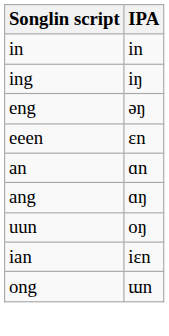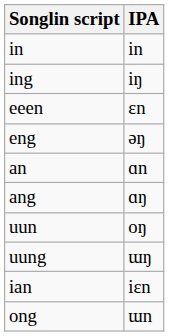rows swapped: (22, 108) <-> (26, 138)
+ row: (28, 256)
